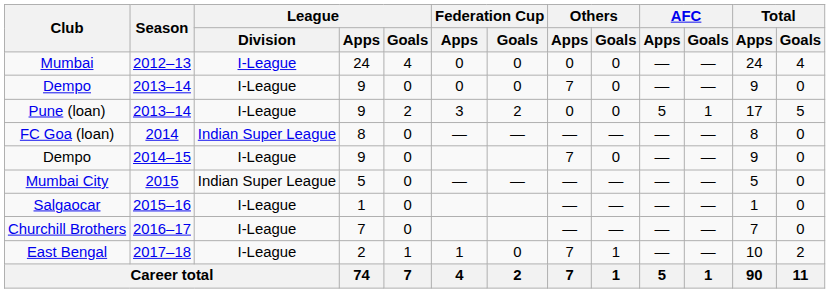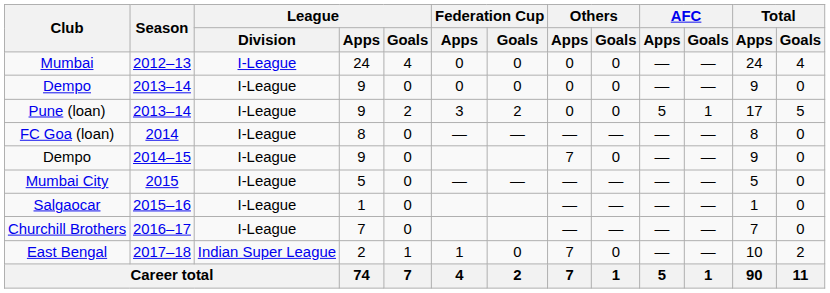(570, 87) 7 -> (570, 87) 0
(267, 134) Indian Super League -> (267, 134) I-League
(267, 181) Indian Super League -> (267, 181) I-League
(267, 252) I-League -> (267, 252) Indian Super League
(616, 252) 1 -> (616, 252) 0
